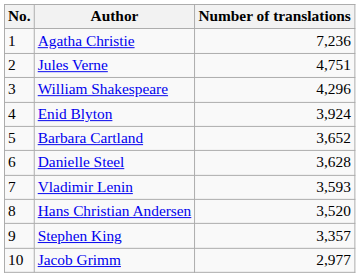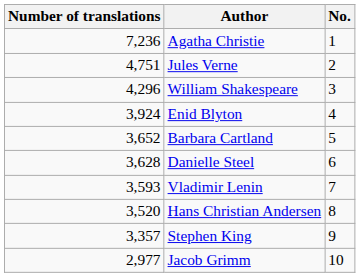columns swapped: (19, 16) <-> (275, 16)
